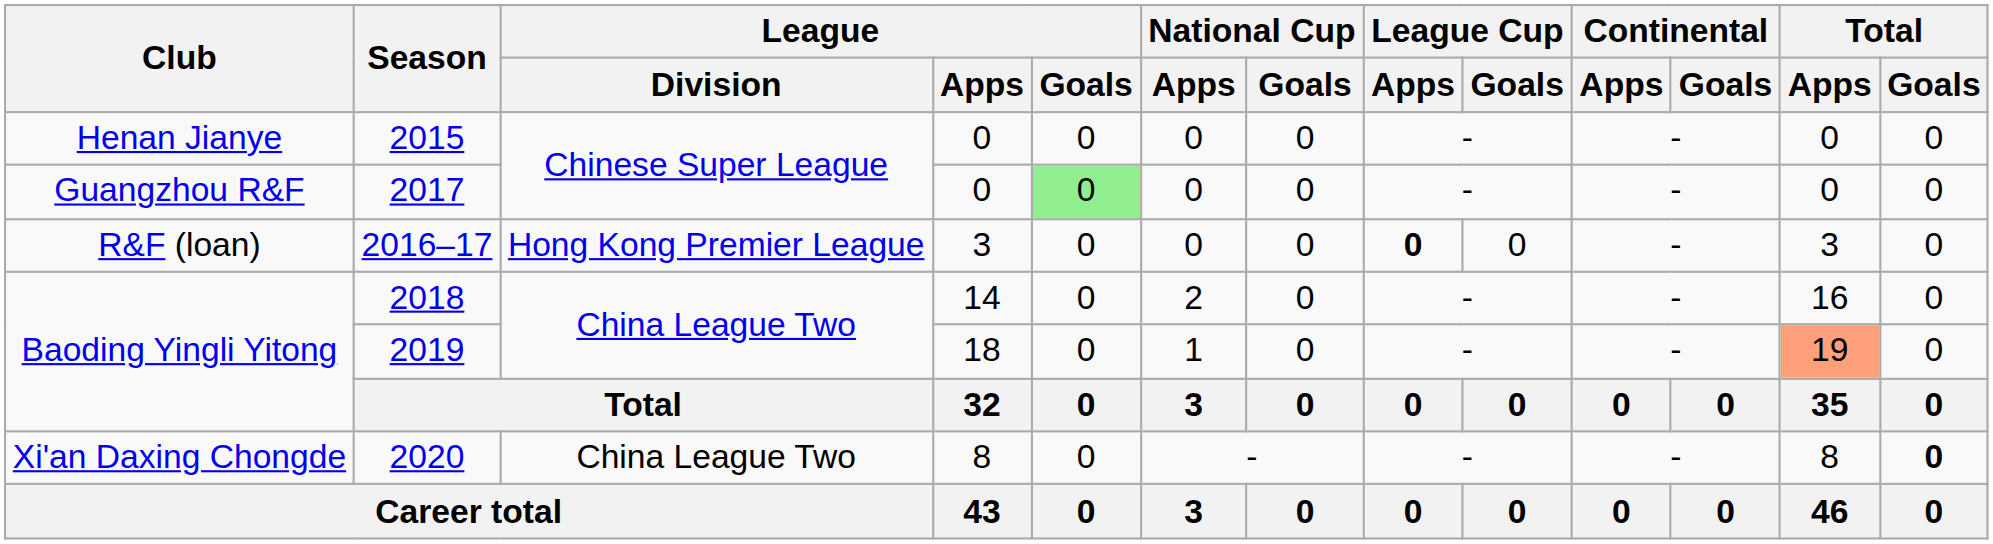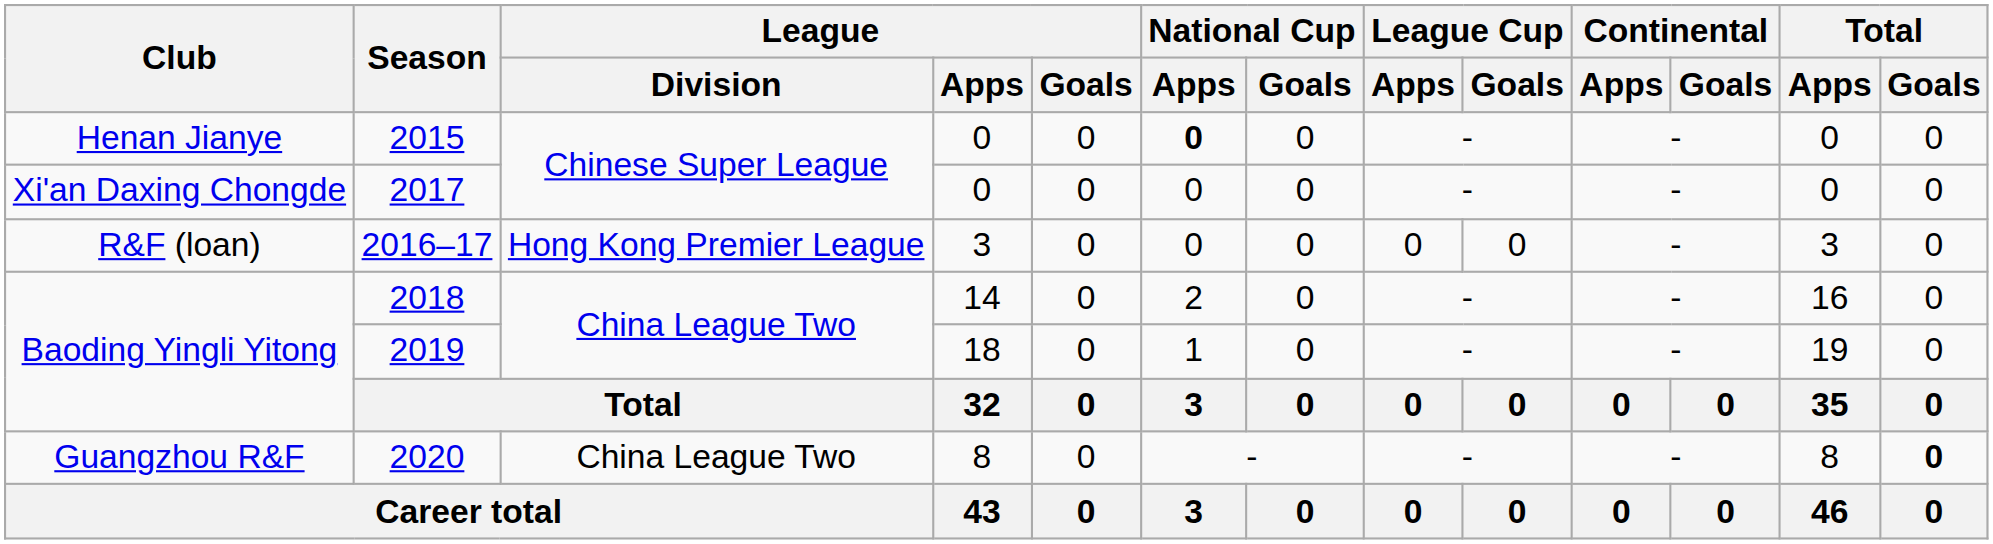(1194, 137) normal -> (1194, 137) bold
(179, 191) Guangzhou R&F -> (179, 191) Xi'an Daxing Chongde
(1086, 191) lightgreen background -> (1086, 191) no background
(1413, 244) bold -> (1413, 244) normal
(1830, 350) lightsalmon background -> (1830, 350) no background
(179, 457) Xi'an Daxing Chongde -> (179, 457) Guangzhou R&F
